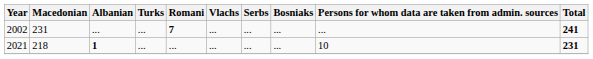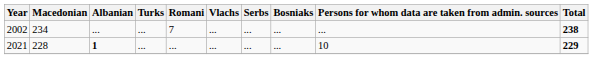(40, 29) 231 -> (40, 29) 234
(171, 29) bold -> (171, 29) normal
(571, 29) 241 -> (571, 29) 238
(40, 45) 218 -> (40, 45) 228
(571, 45) 231 -> (571, 45) 229
